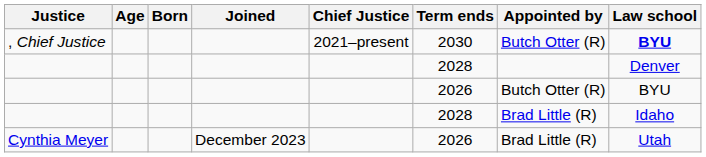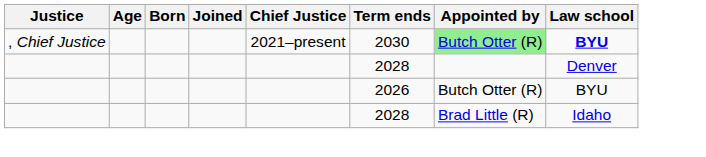(553, 41) no background -> (490, 41) lightgreen background
- row: (58, 139)
